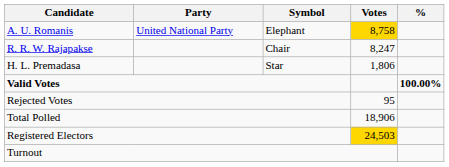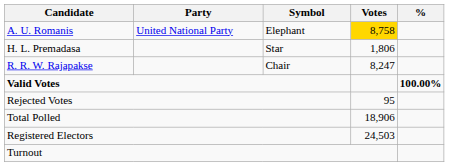rows swapped: (50, 48) <-> (44, 65)
(380, 135) gold background -> (380, 135) no background
